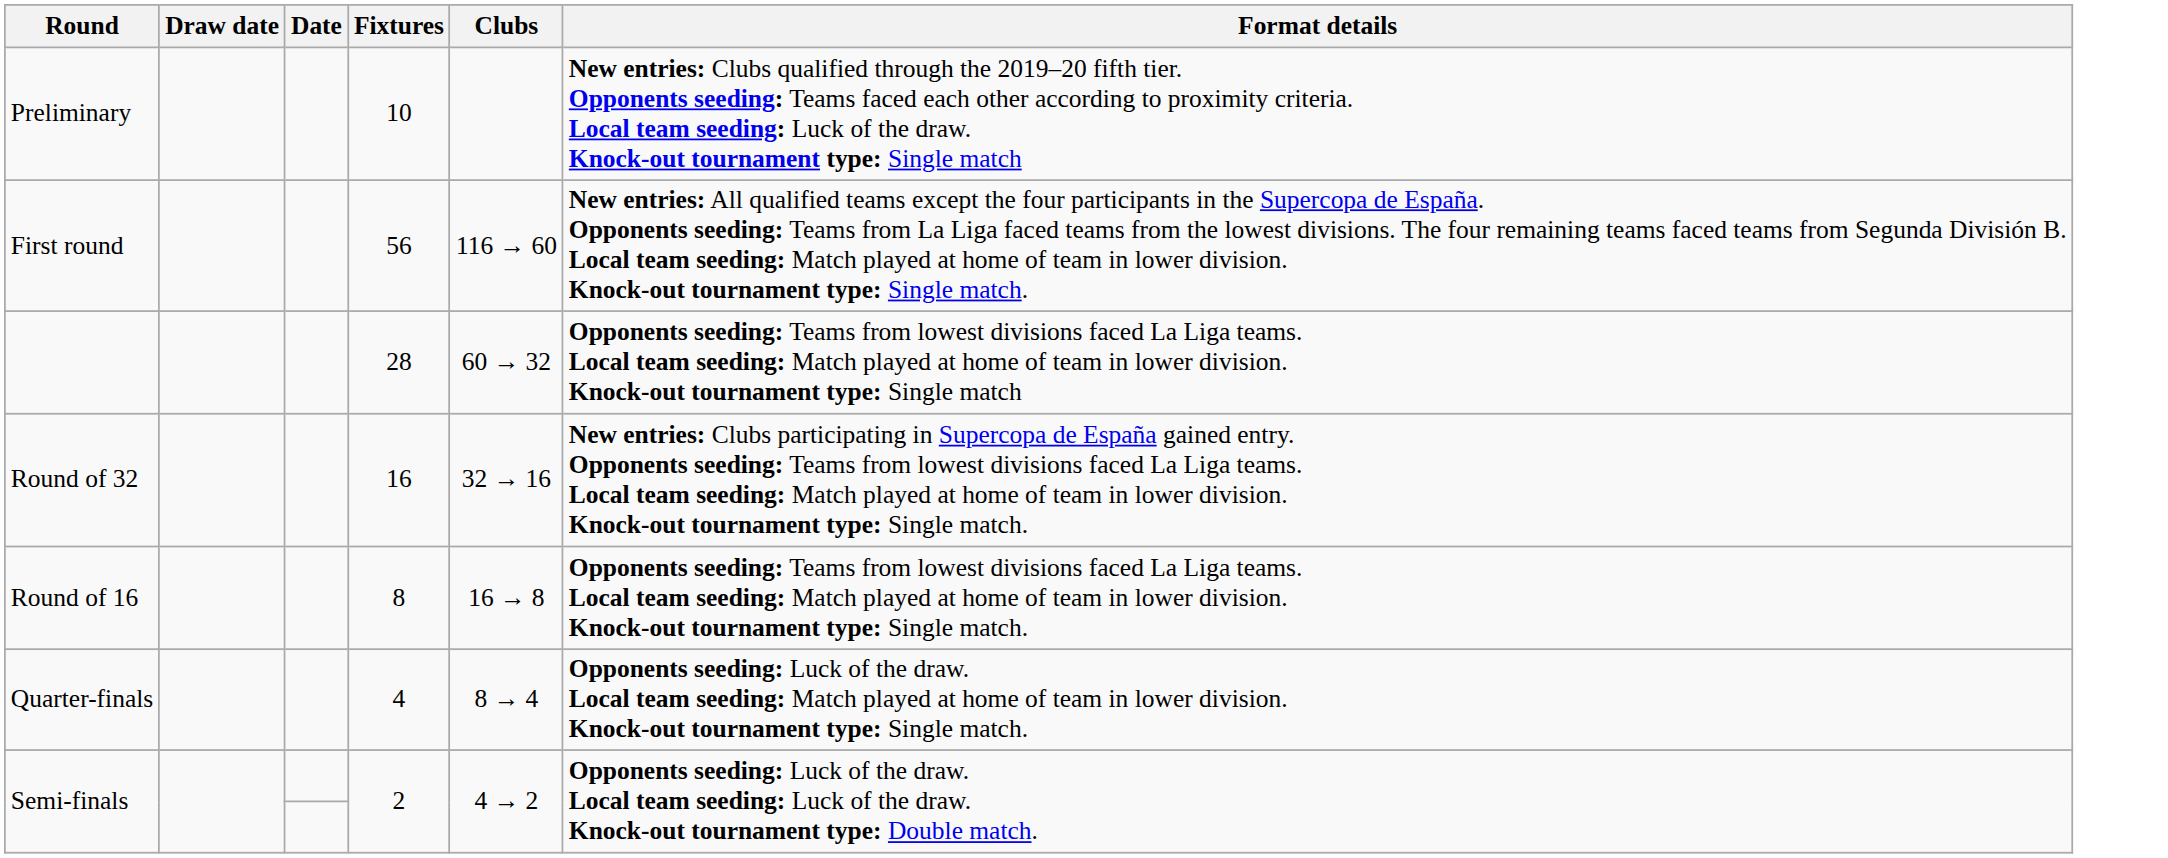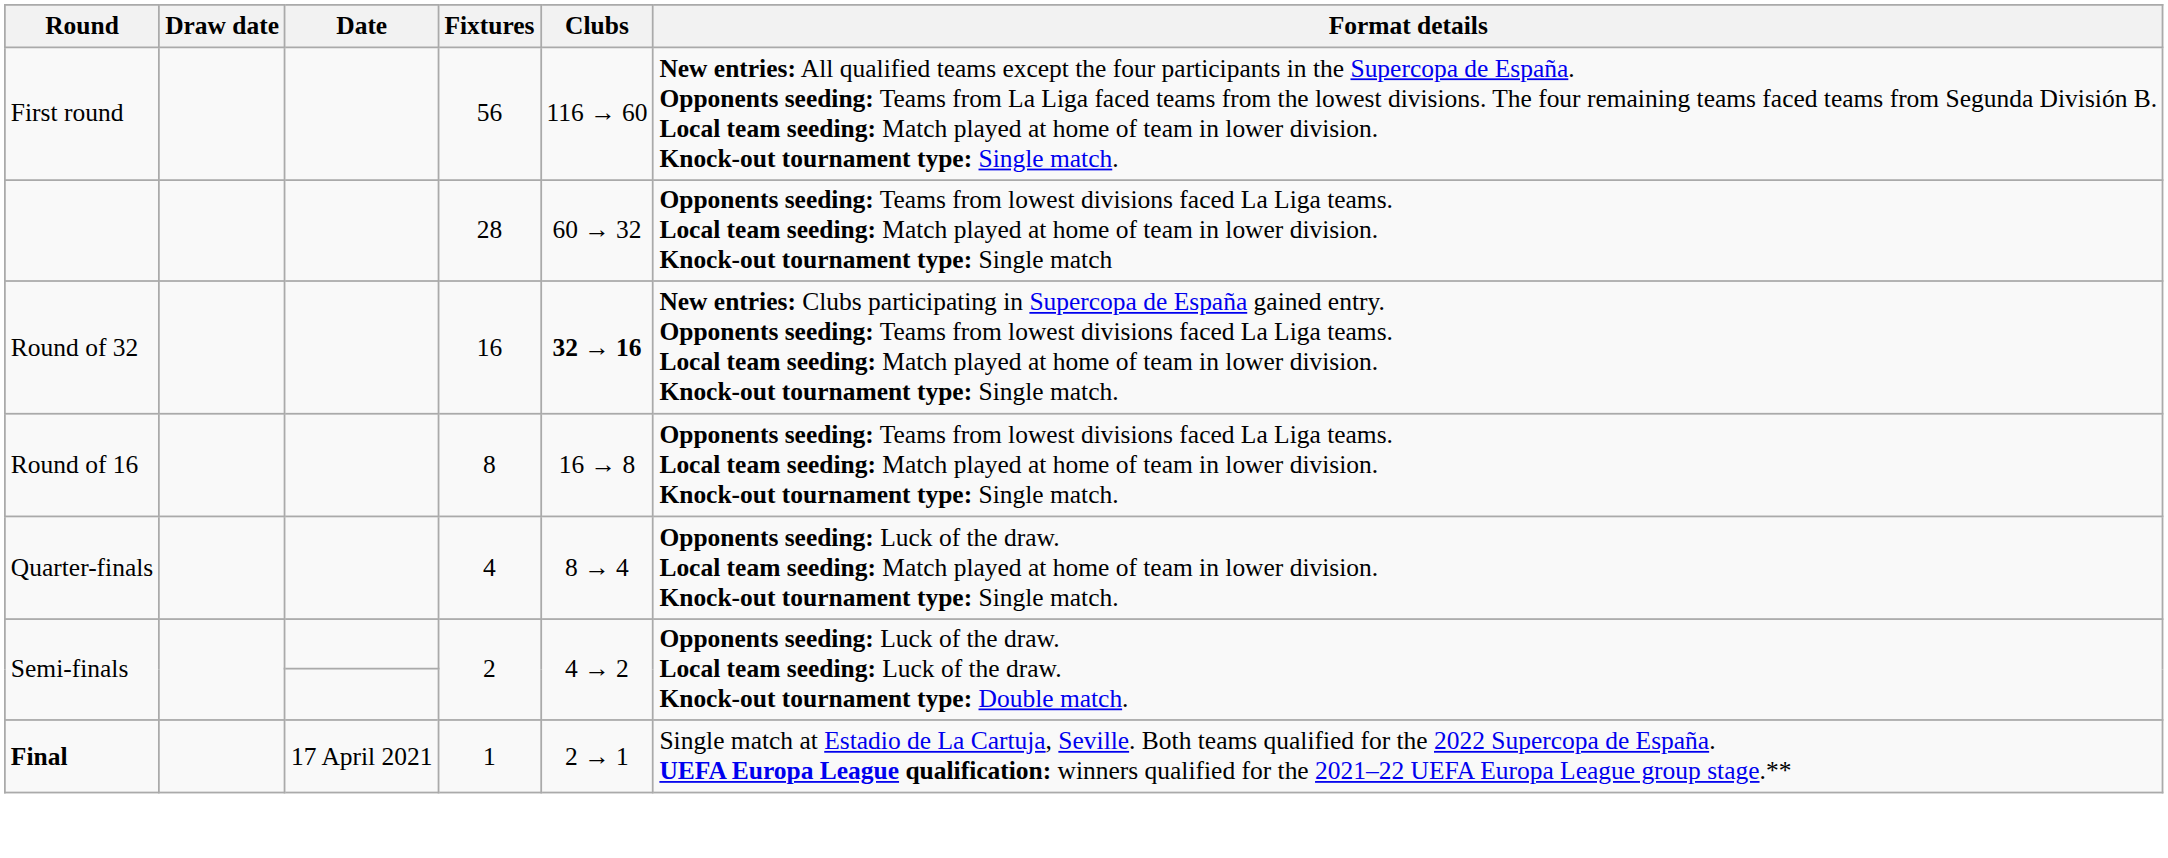- row: (71, 113)
(506, 479) normal -> (597, 347) bold
+ row: (39, 756)
